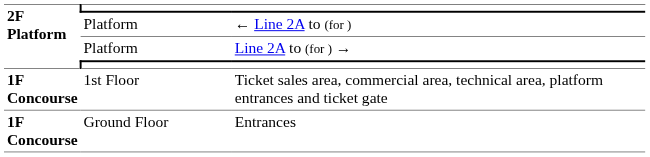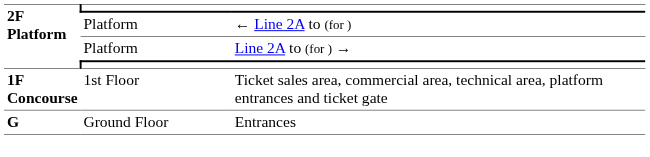(42, 131) 1F Concourse -> (13, 122) G
